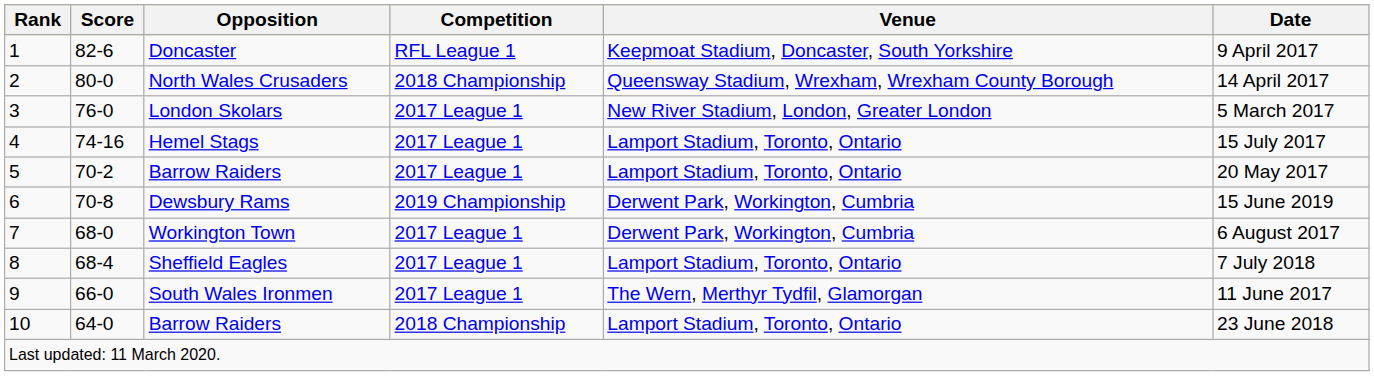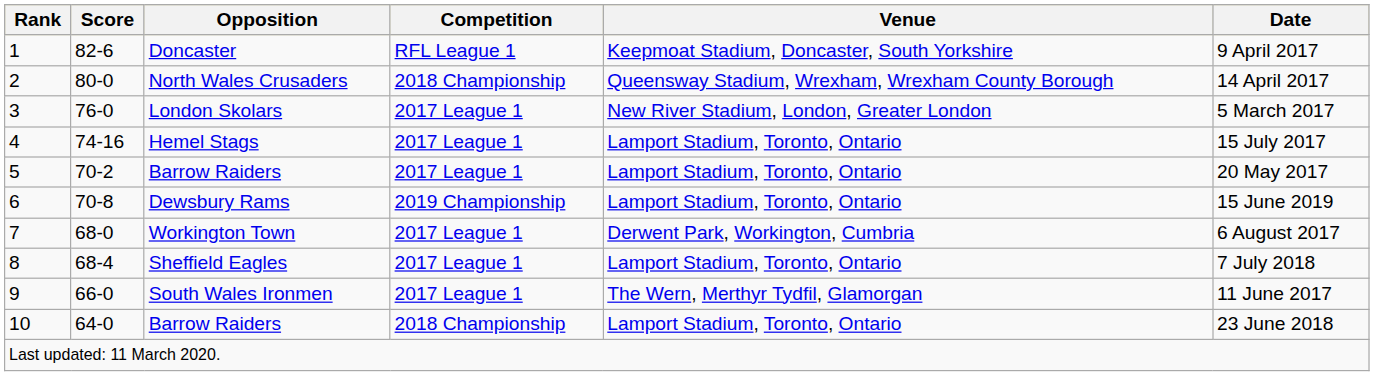(761, 202) Derwent Park, Workington, Cumbria -> (754, 202) Lamport Stadium, Toronto, Ontario
